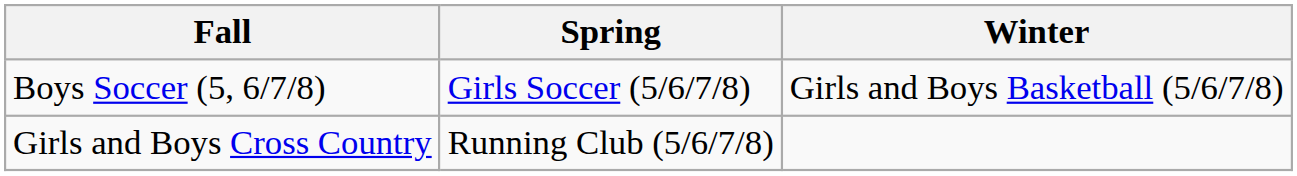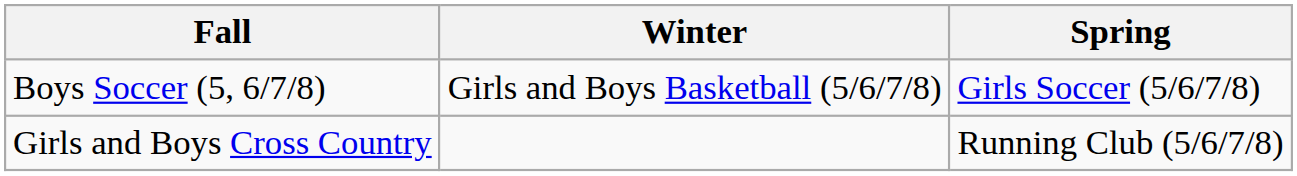columns swapped: (1037, 32) <-> (611, 32)
